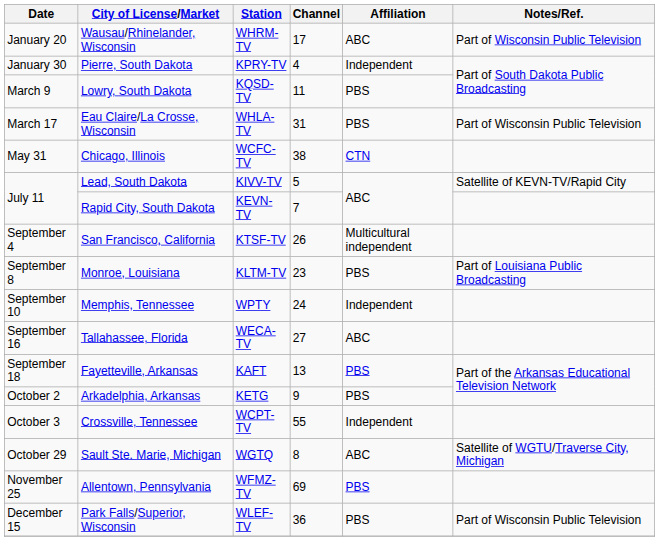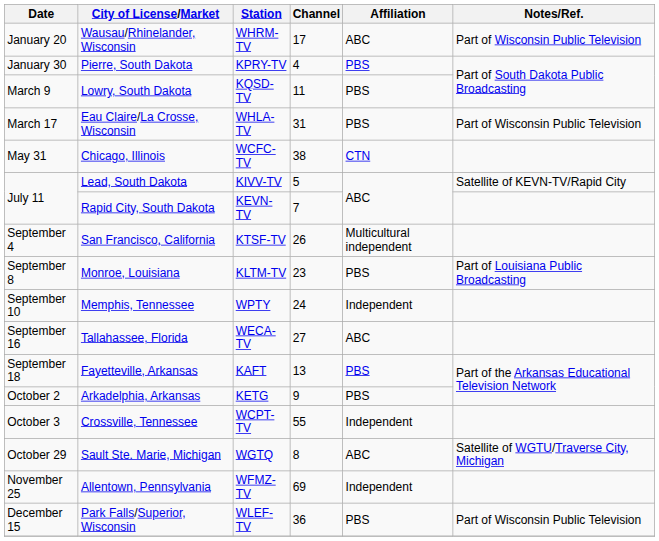(379, 65) Independent -> (358, 65) PBS
(358, 487) PBS -> (379, 487) Independent
